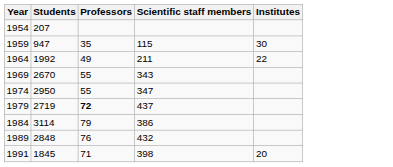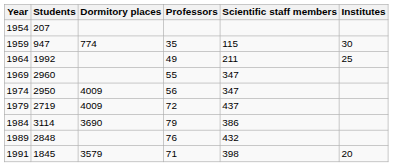+ column: (121, 12)
(261, 59) 22 -> (347, 59) 25
(44, 75) 2670 -> (44, 75) 2960
(145, 75) 343 -> (231, 75) 347
(86, 91) 55 -> (171, 91) 56
(86, 106) bold -> (171, 106) normal
